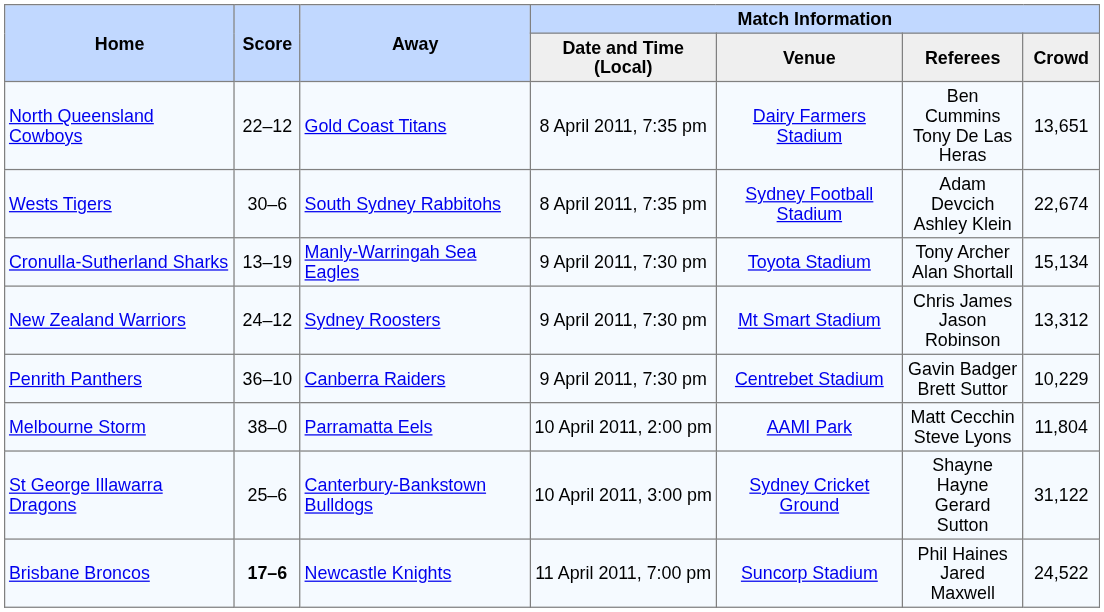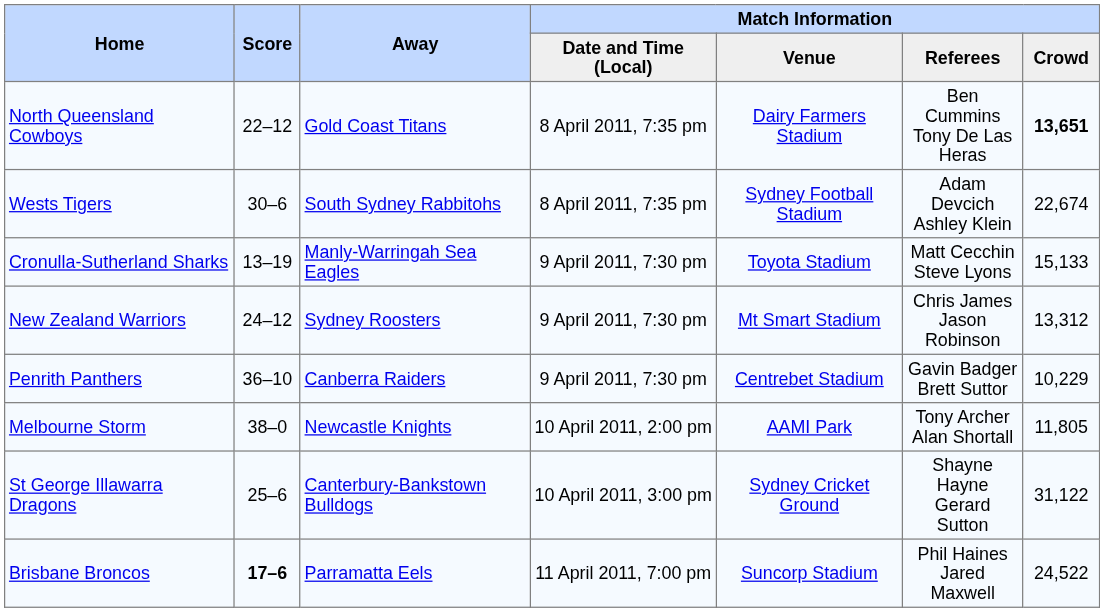(1061, 126) normal -> (1061, 126) bold
(963, 262) Tony Archer Alan Shortall -> (963, 262) Matt Cecchin Steve Lyons
(1061, 262) 15,134 -> (1061, 262) 15,133
(369, 427) Parramatta Eels -> (378, 427) Newcastle Knights
(963, 427) Matt Cecchin Steve Lyons -> (963, 427) Tony Archer Alan Shortall
(1061, 427) 11,804 -> (1061, 427) 11,805
(378, 573) Newcastle Knights -> (369, 573) Parramatta Eels
